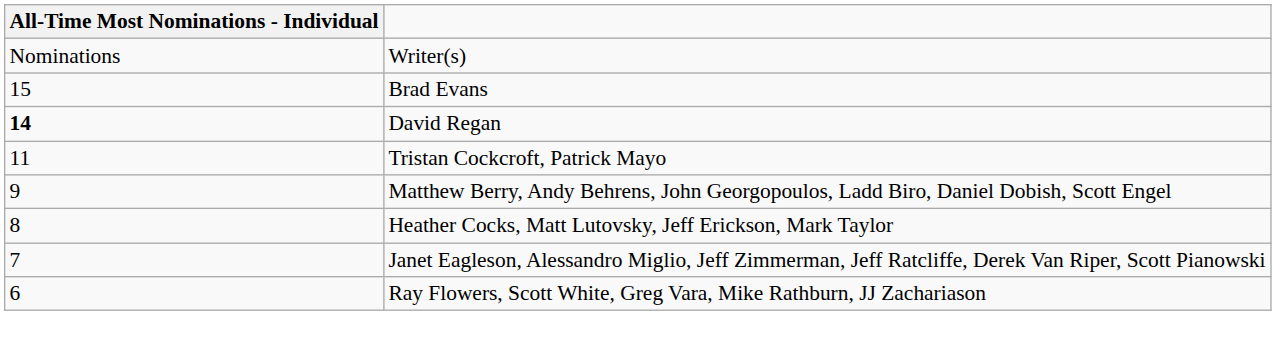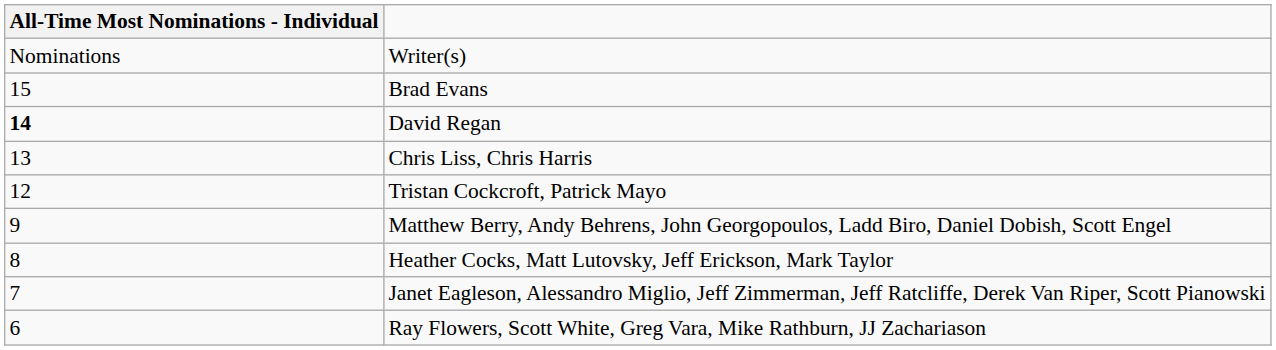+ row: (490, 157)
(20, 157) 11 -> (20, 191) 12
